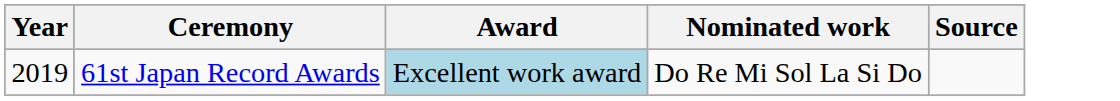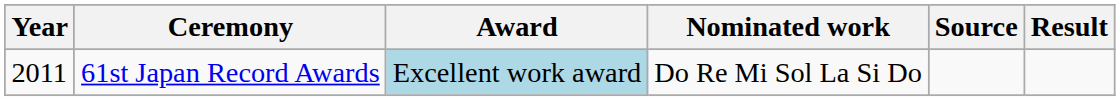+ column: (1069, 26)
(40, 71) 2019 -> (39, 71) 2011
